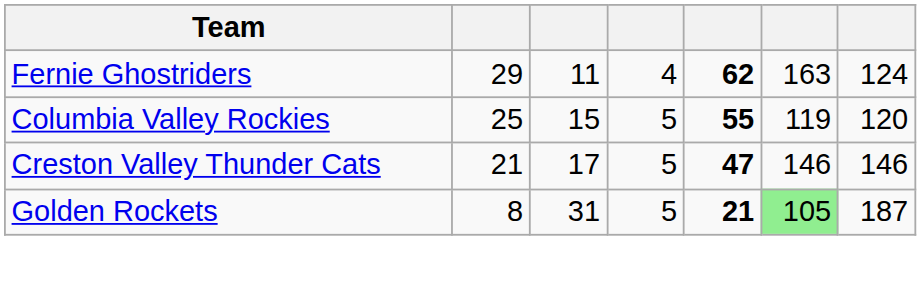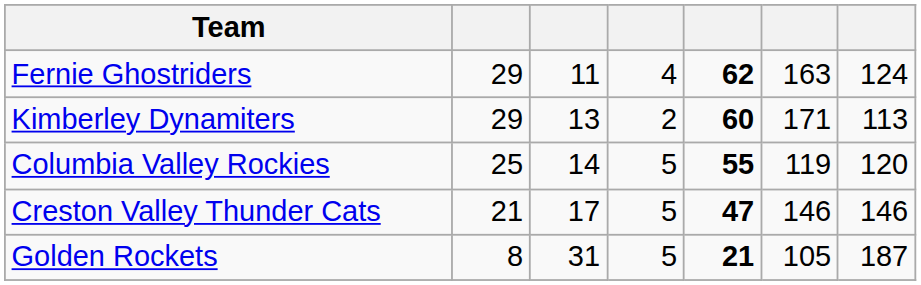+ row: (153, 119)
(584, 119) 15 -> (584, 165) 14
(807, 211) lightgreen background -> (807, 257) no background
